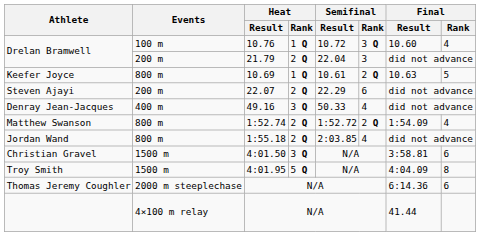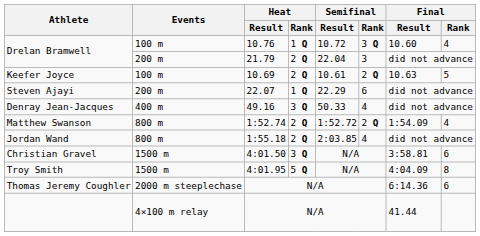(149, 75) 800 m -> (149, 75) 100 m
(299, 75) 1 Q -> (299, 75) 2 Q
(299, 91) 2 Q -> (299, 91) 1 Q
